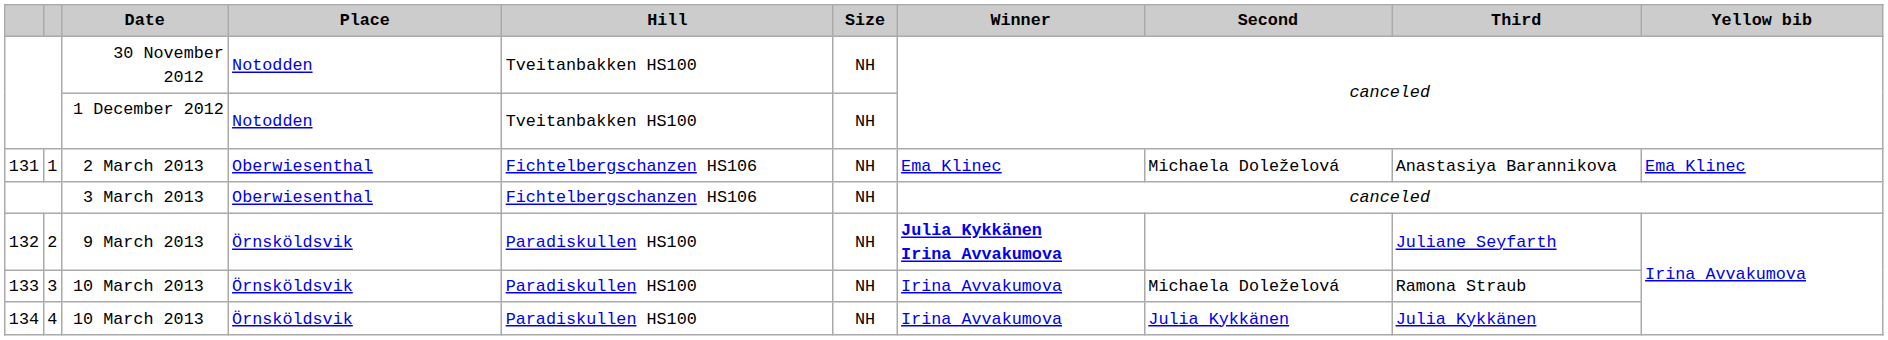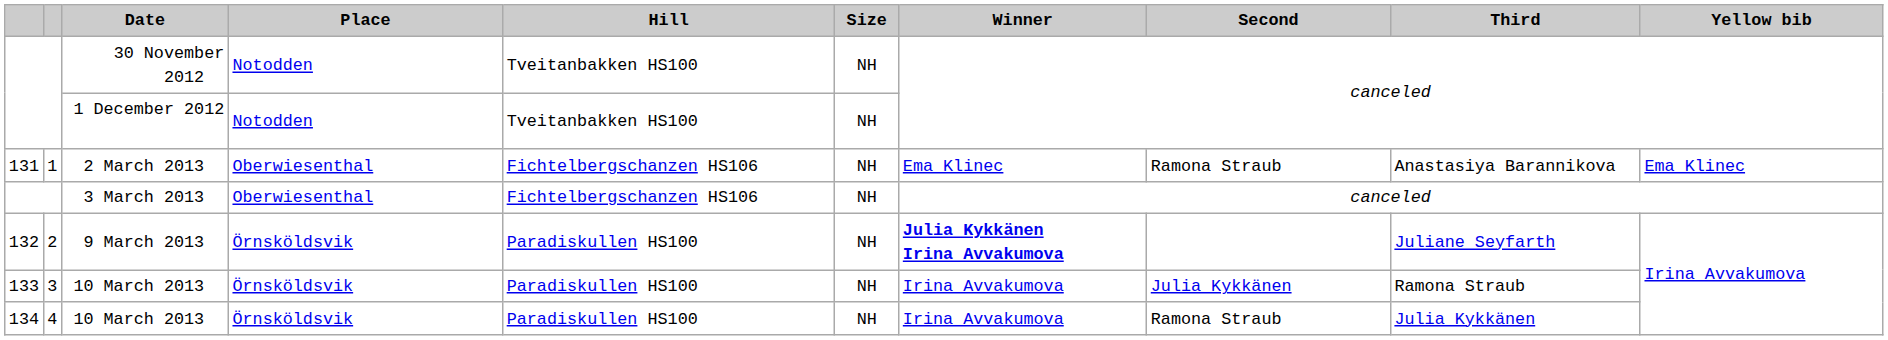(1244, 166) Michaela Doleželová -> (1216, 166) Ramona Straub
(1244, 286) Michaela Doleželová -> (1221, 286) Julia Kykkänen
(1219, 318) Julia Kykkänen -> (1216, 318) Ramona Straub
